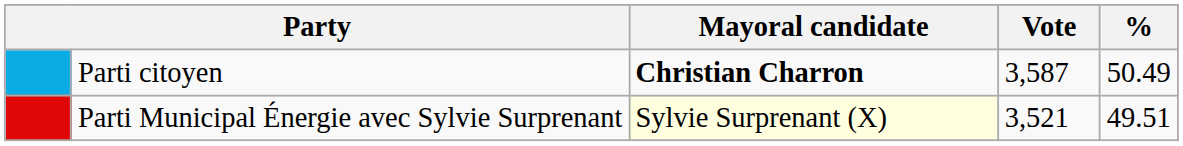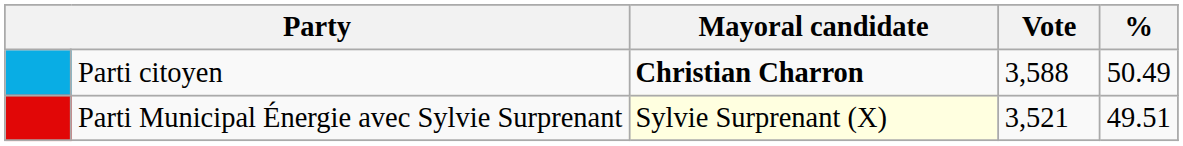(1037, 72) 3,587 -> (1037, 72) 3,588
